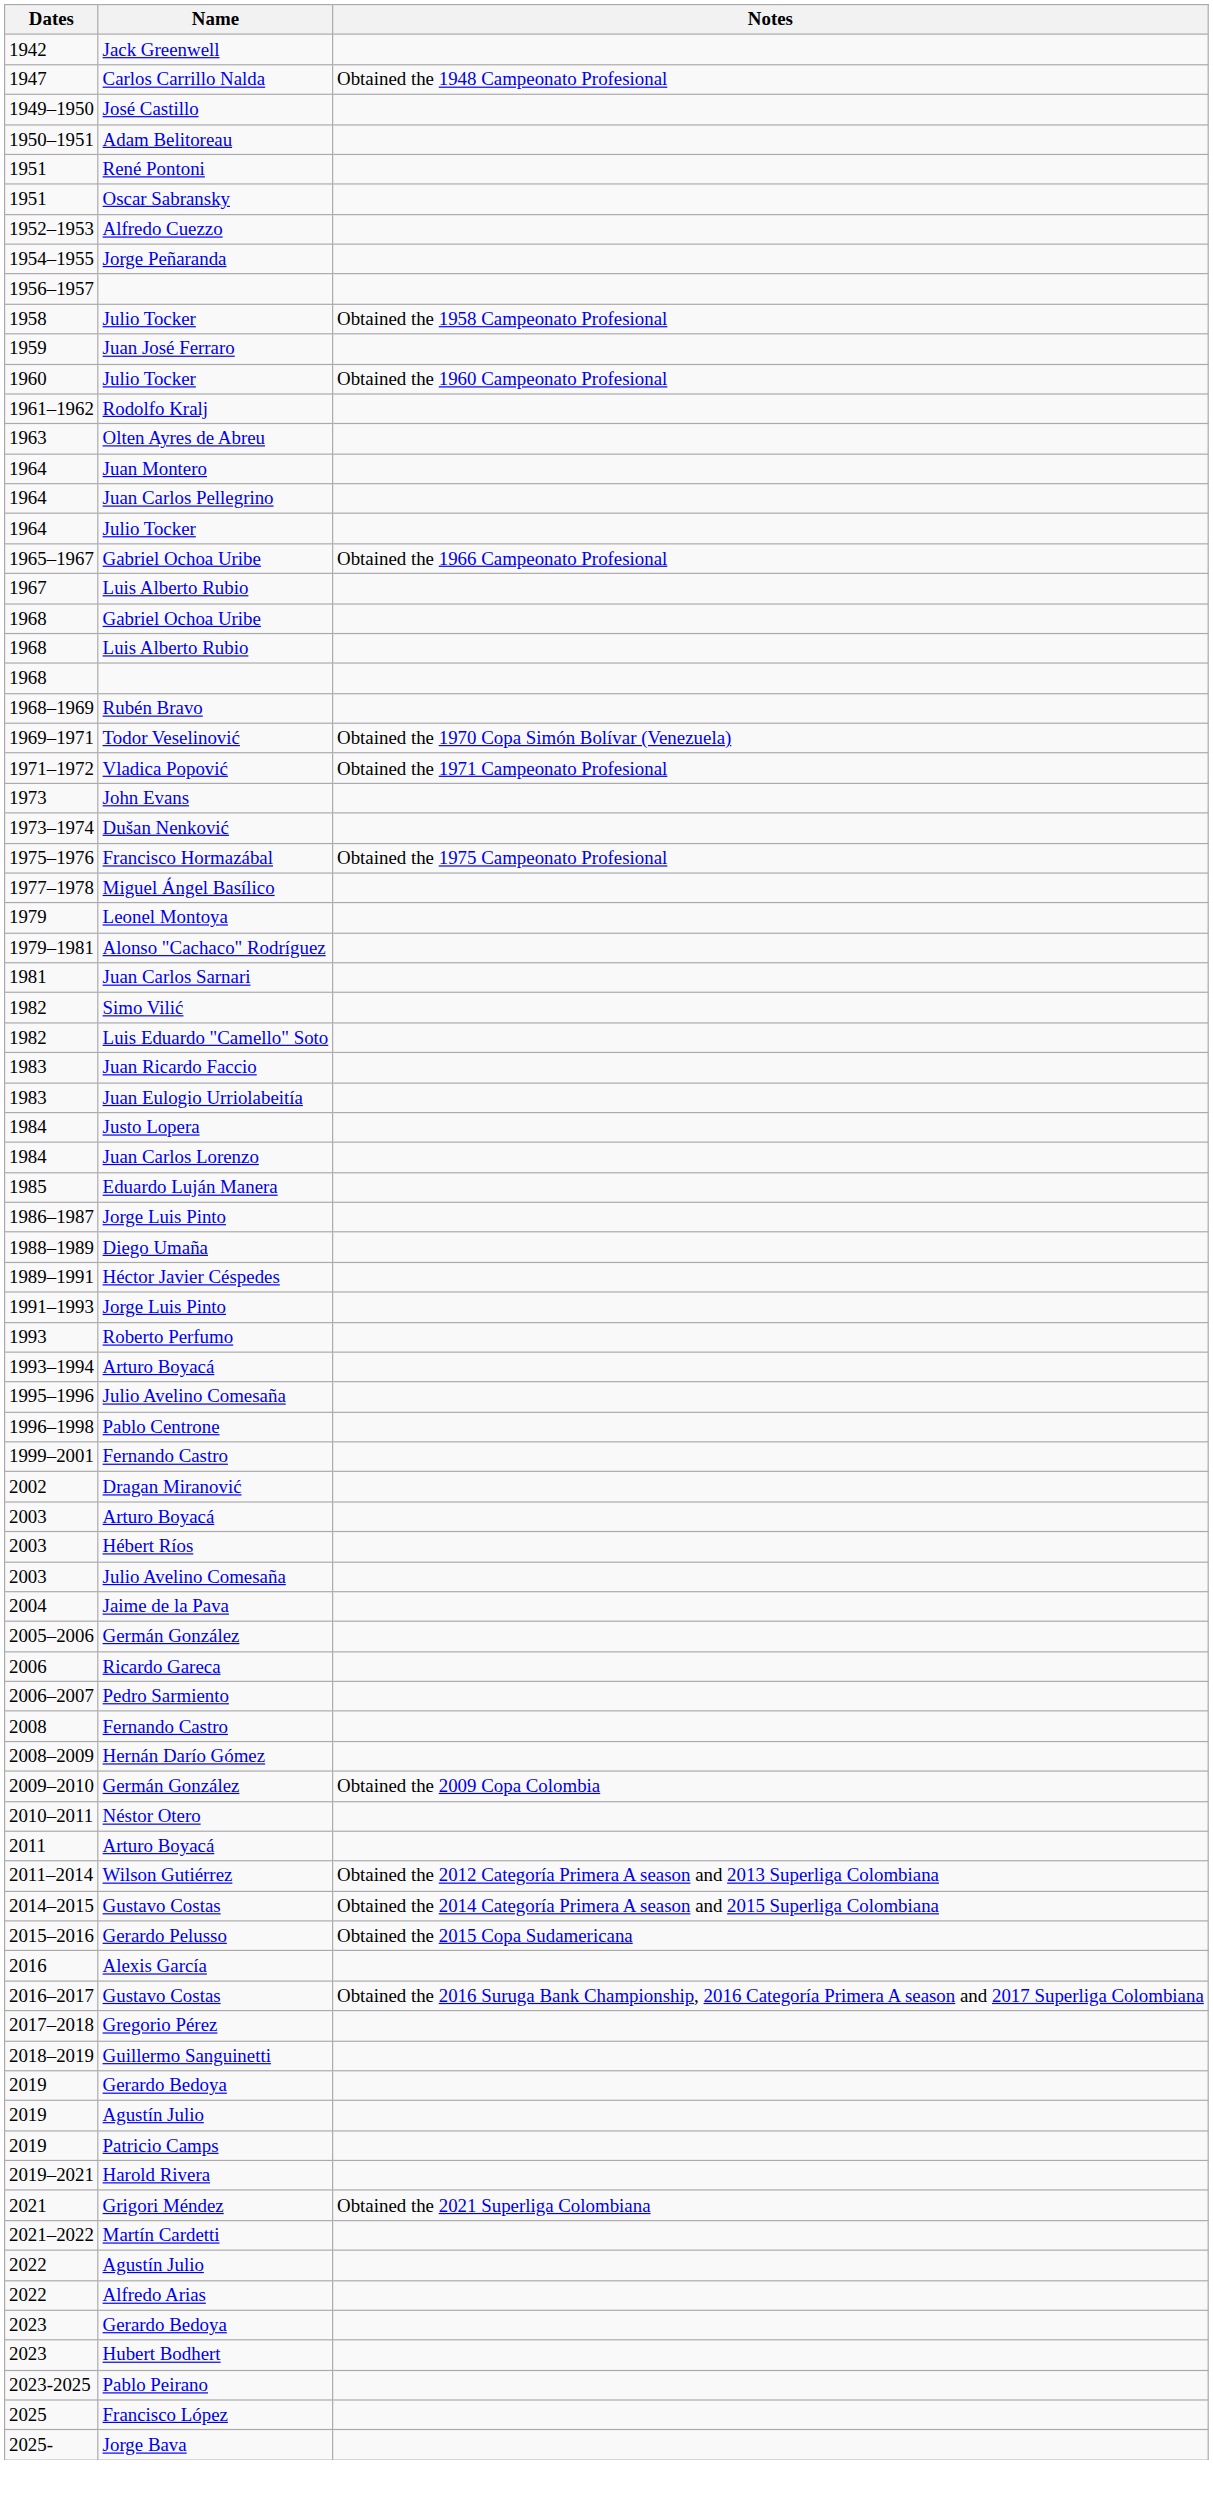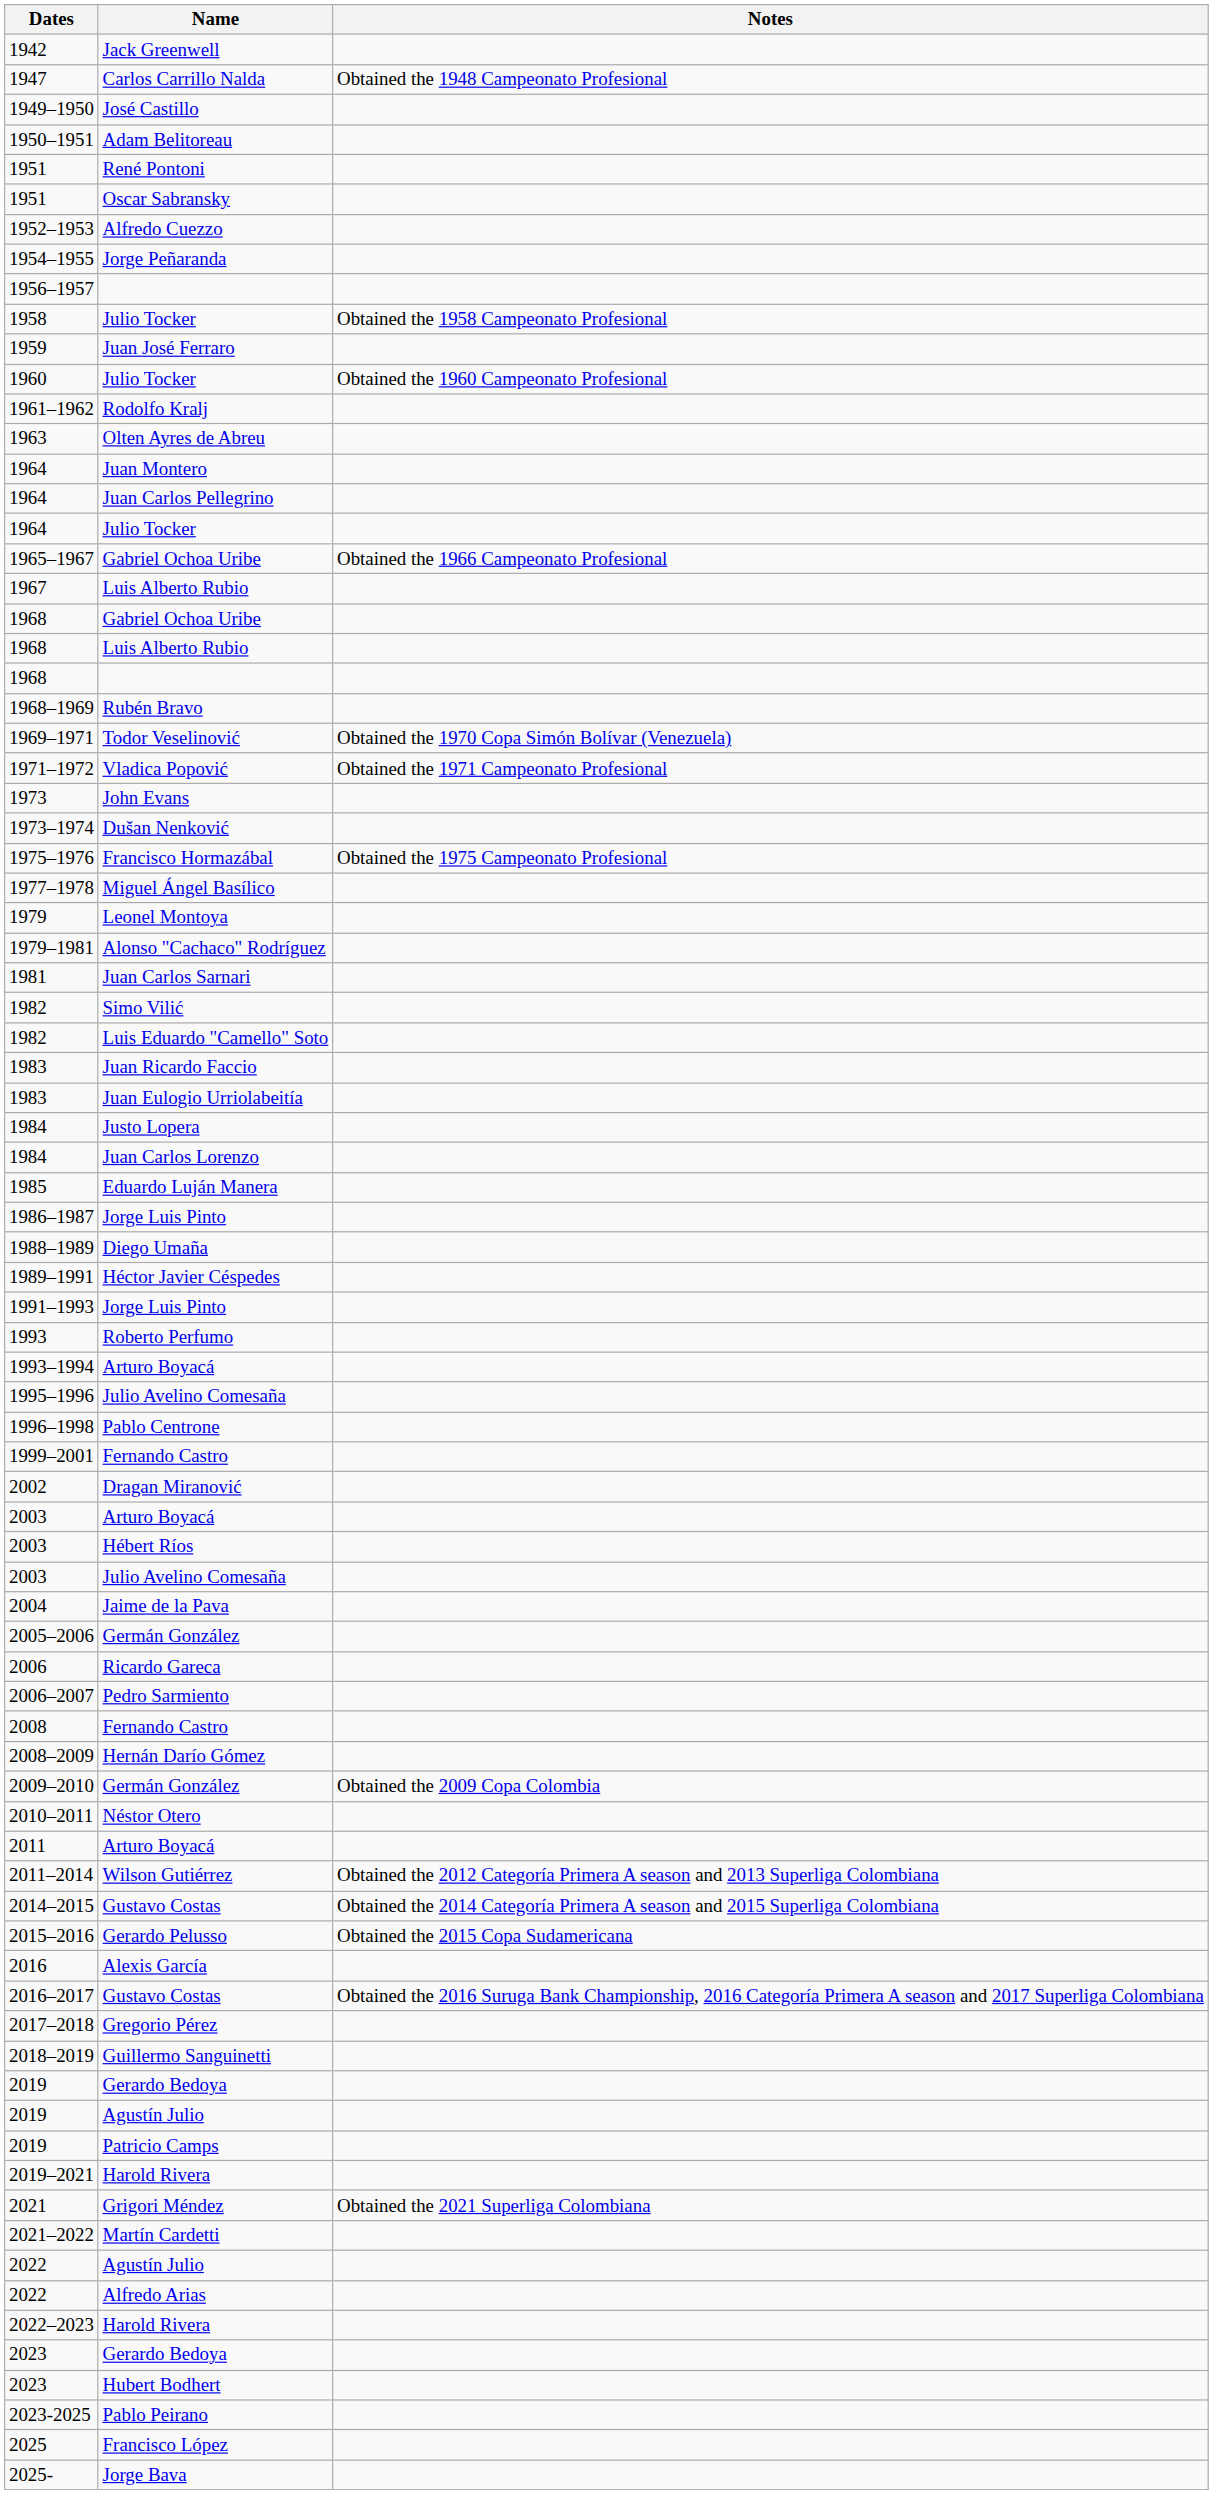+ row: (51, 2325)
